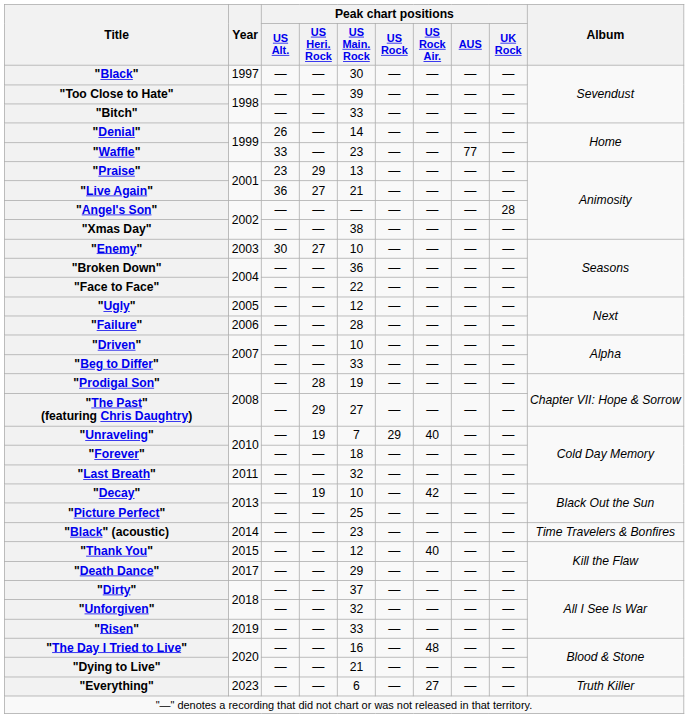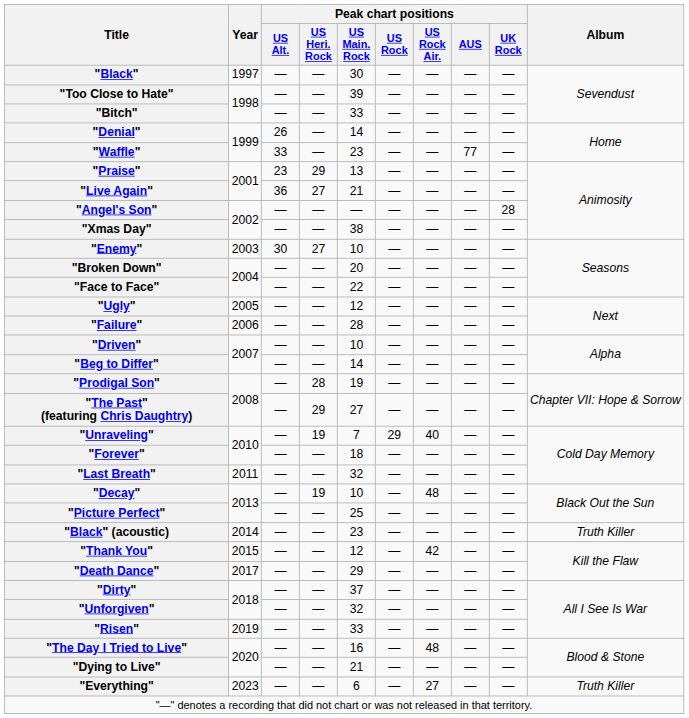(356, 267) 36 -> (356, 267) 20
(356, 364) 33 -> (356, 364) 14
(432, 493) 42 -> (432, 493) 48
(605, 532) Time Travelers & Bonfires -> (605, 532) Truth Killer
(432, 551) 40 -> (432, 551) 42
